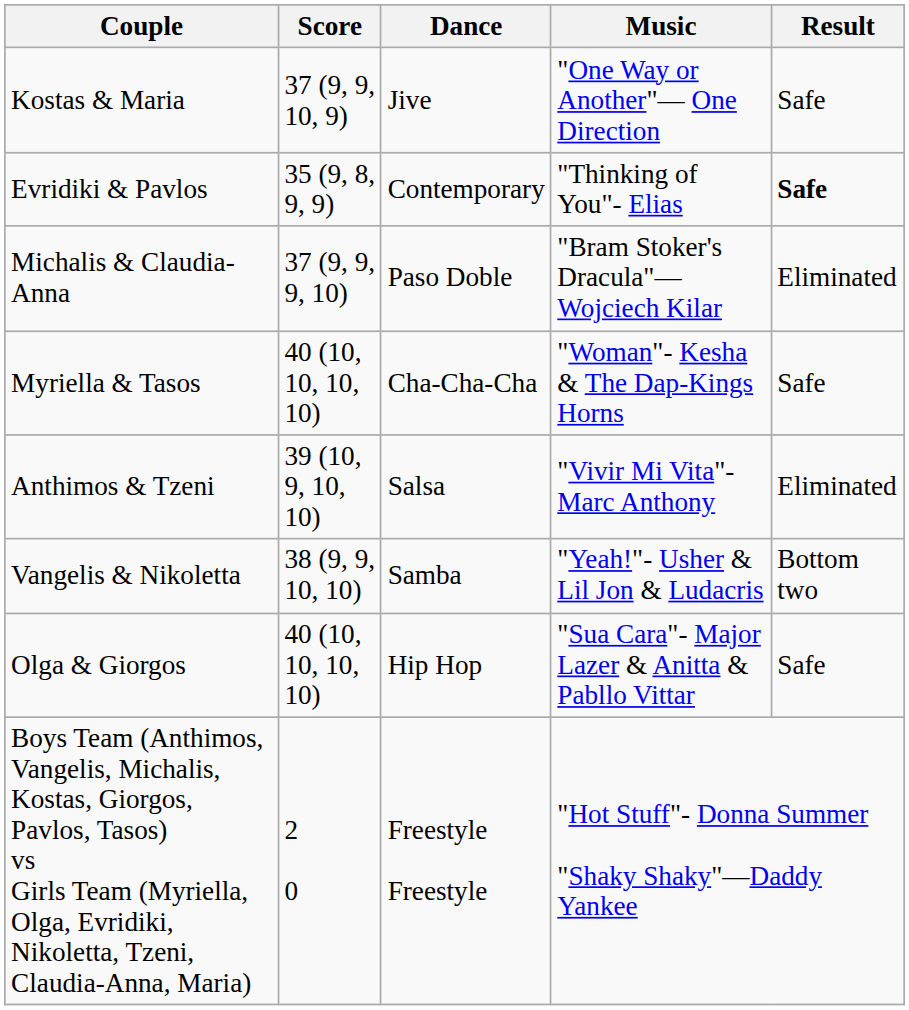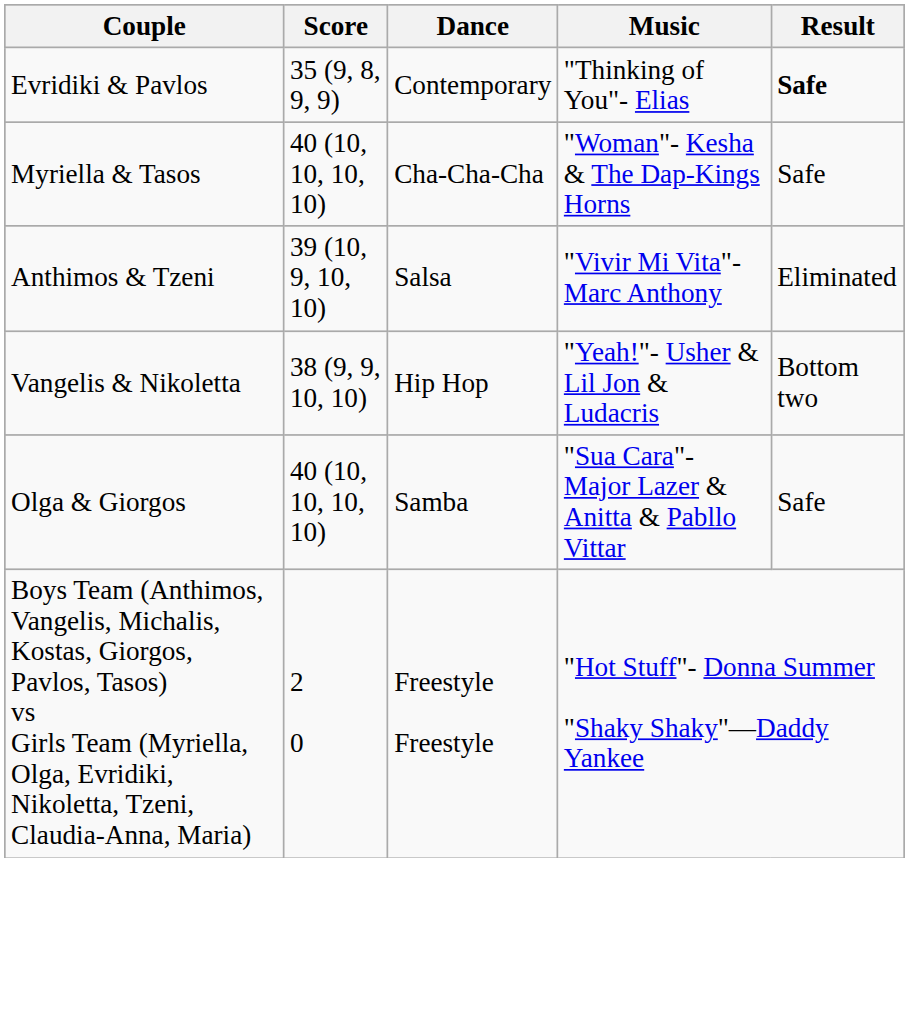- row: (98, 99)
- row: (123, 277)
(425, 575) Samba -> (441, 382) Hip Hop
(435, 664) Hip Hop -> (431, 501) Samba
